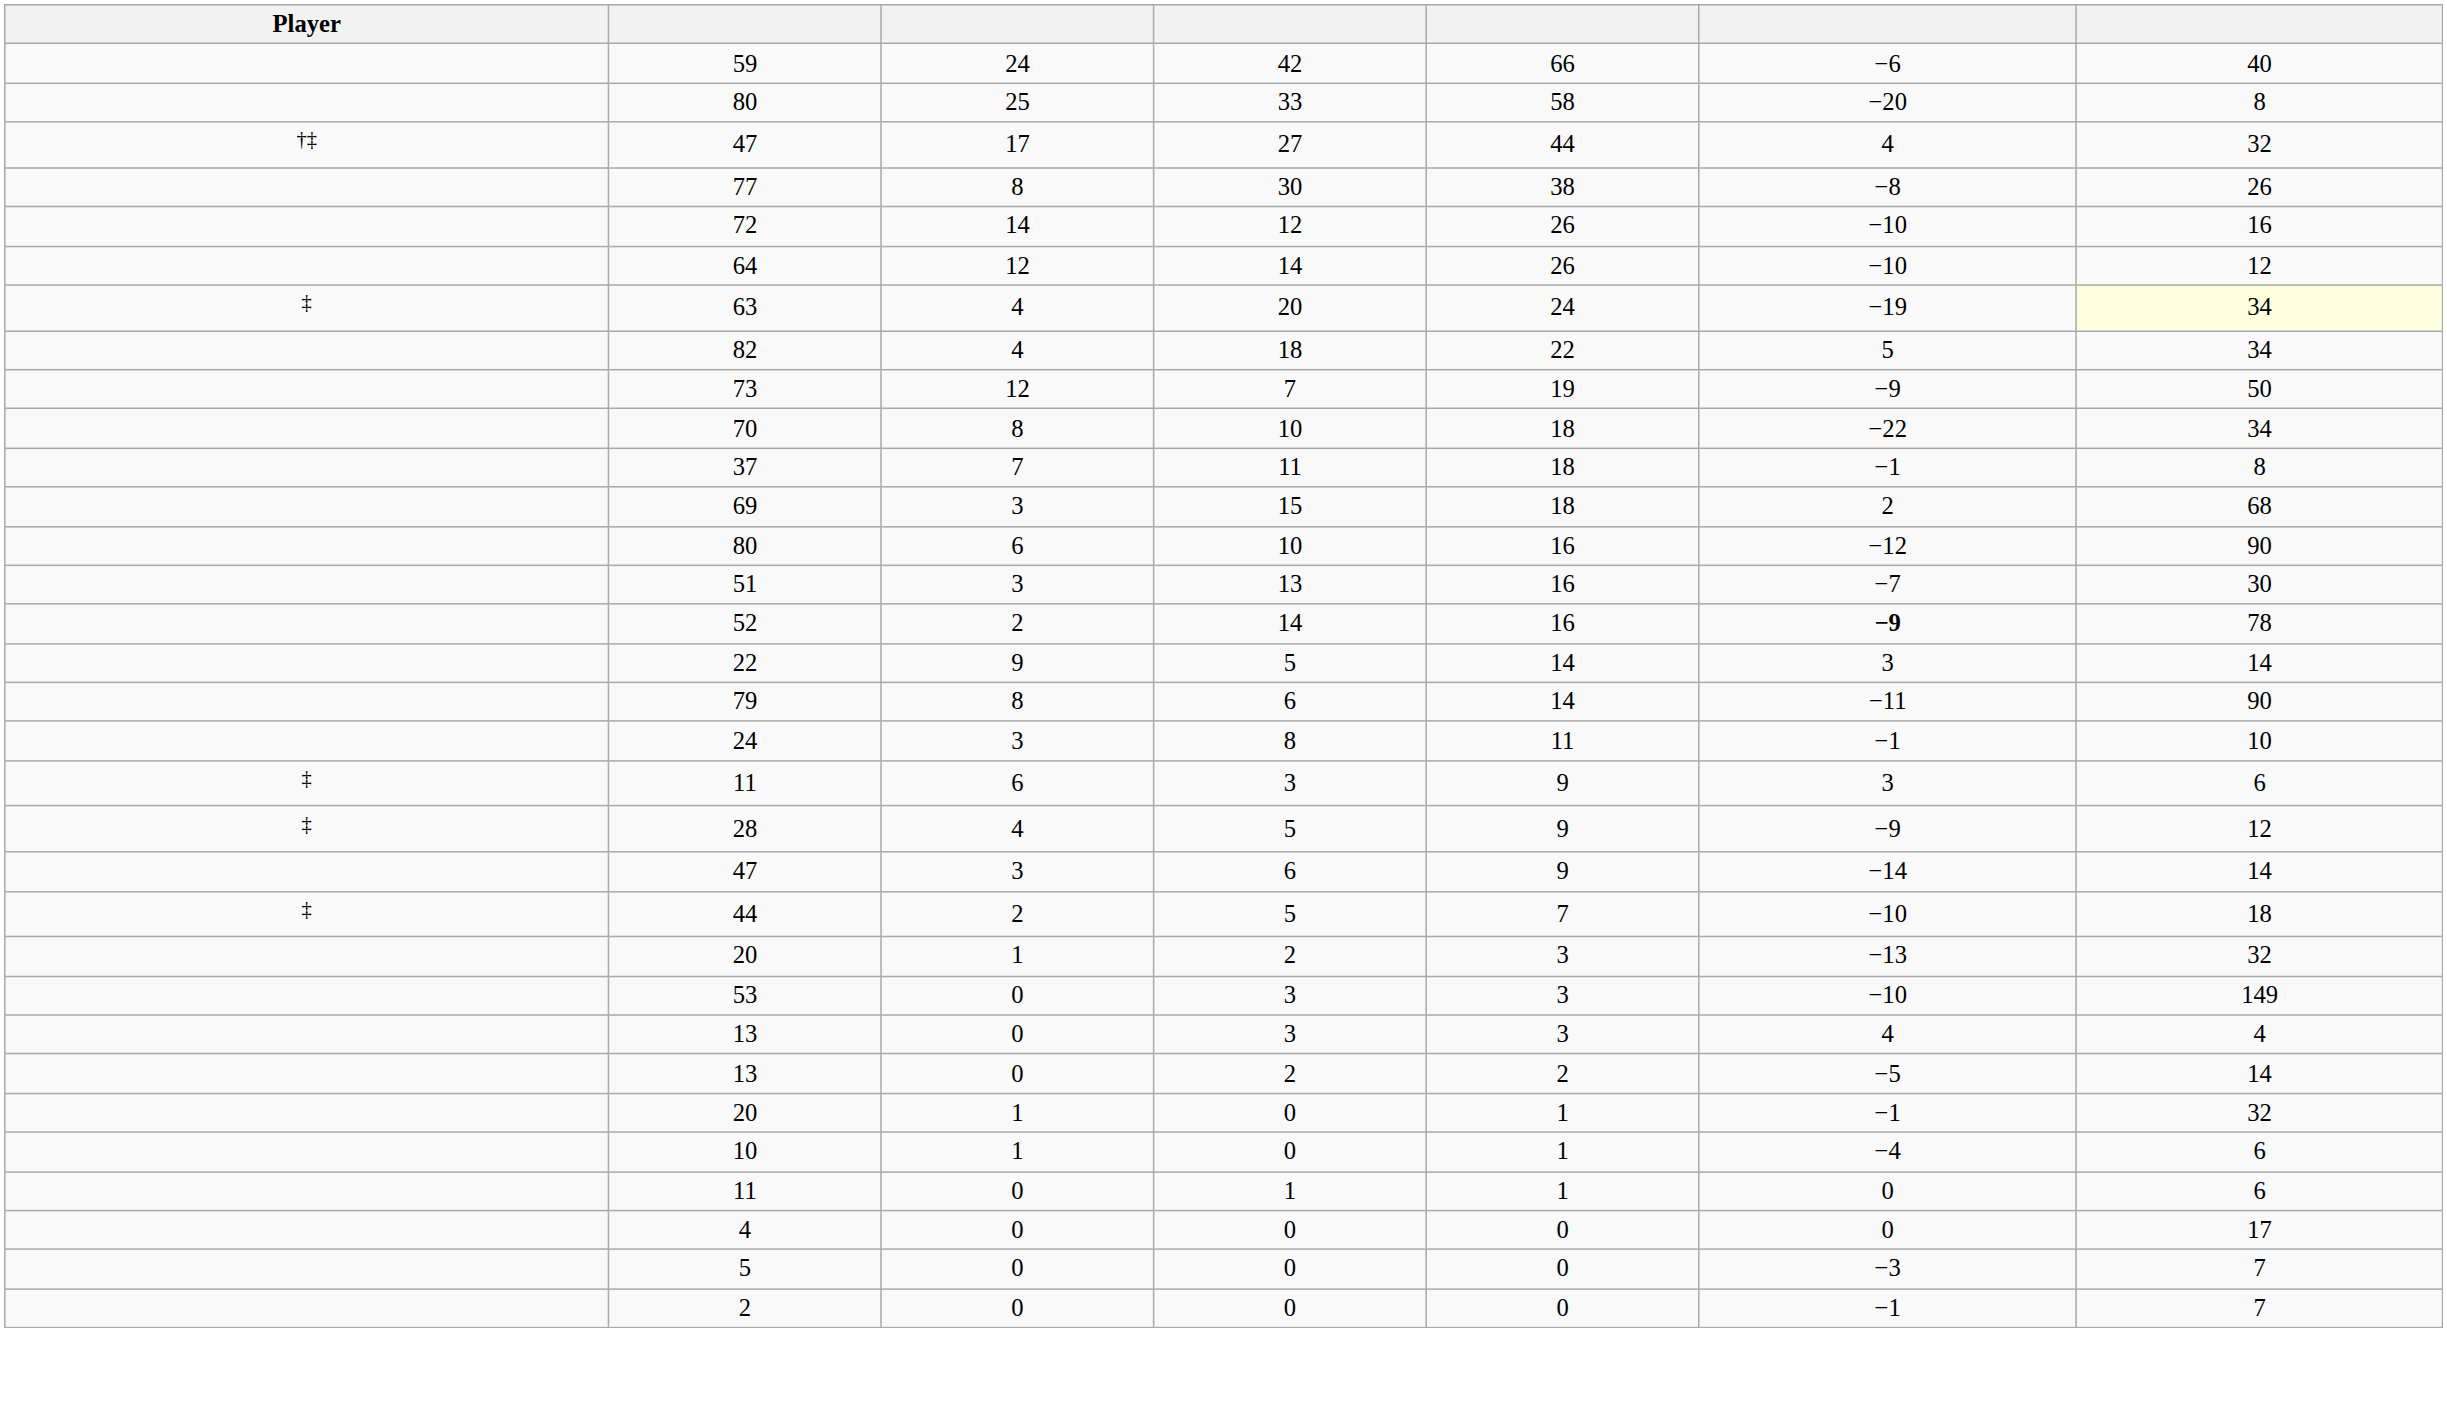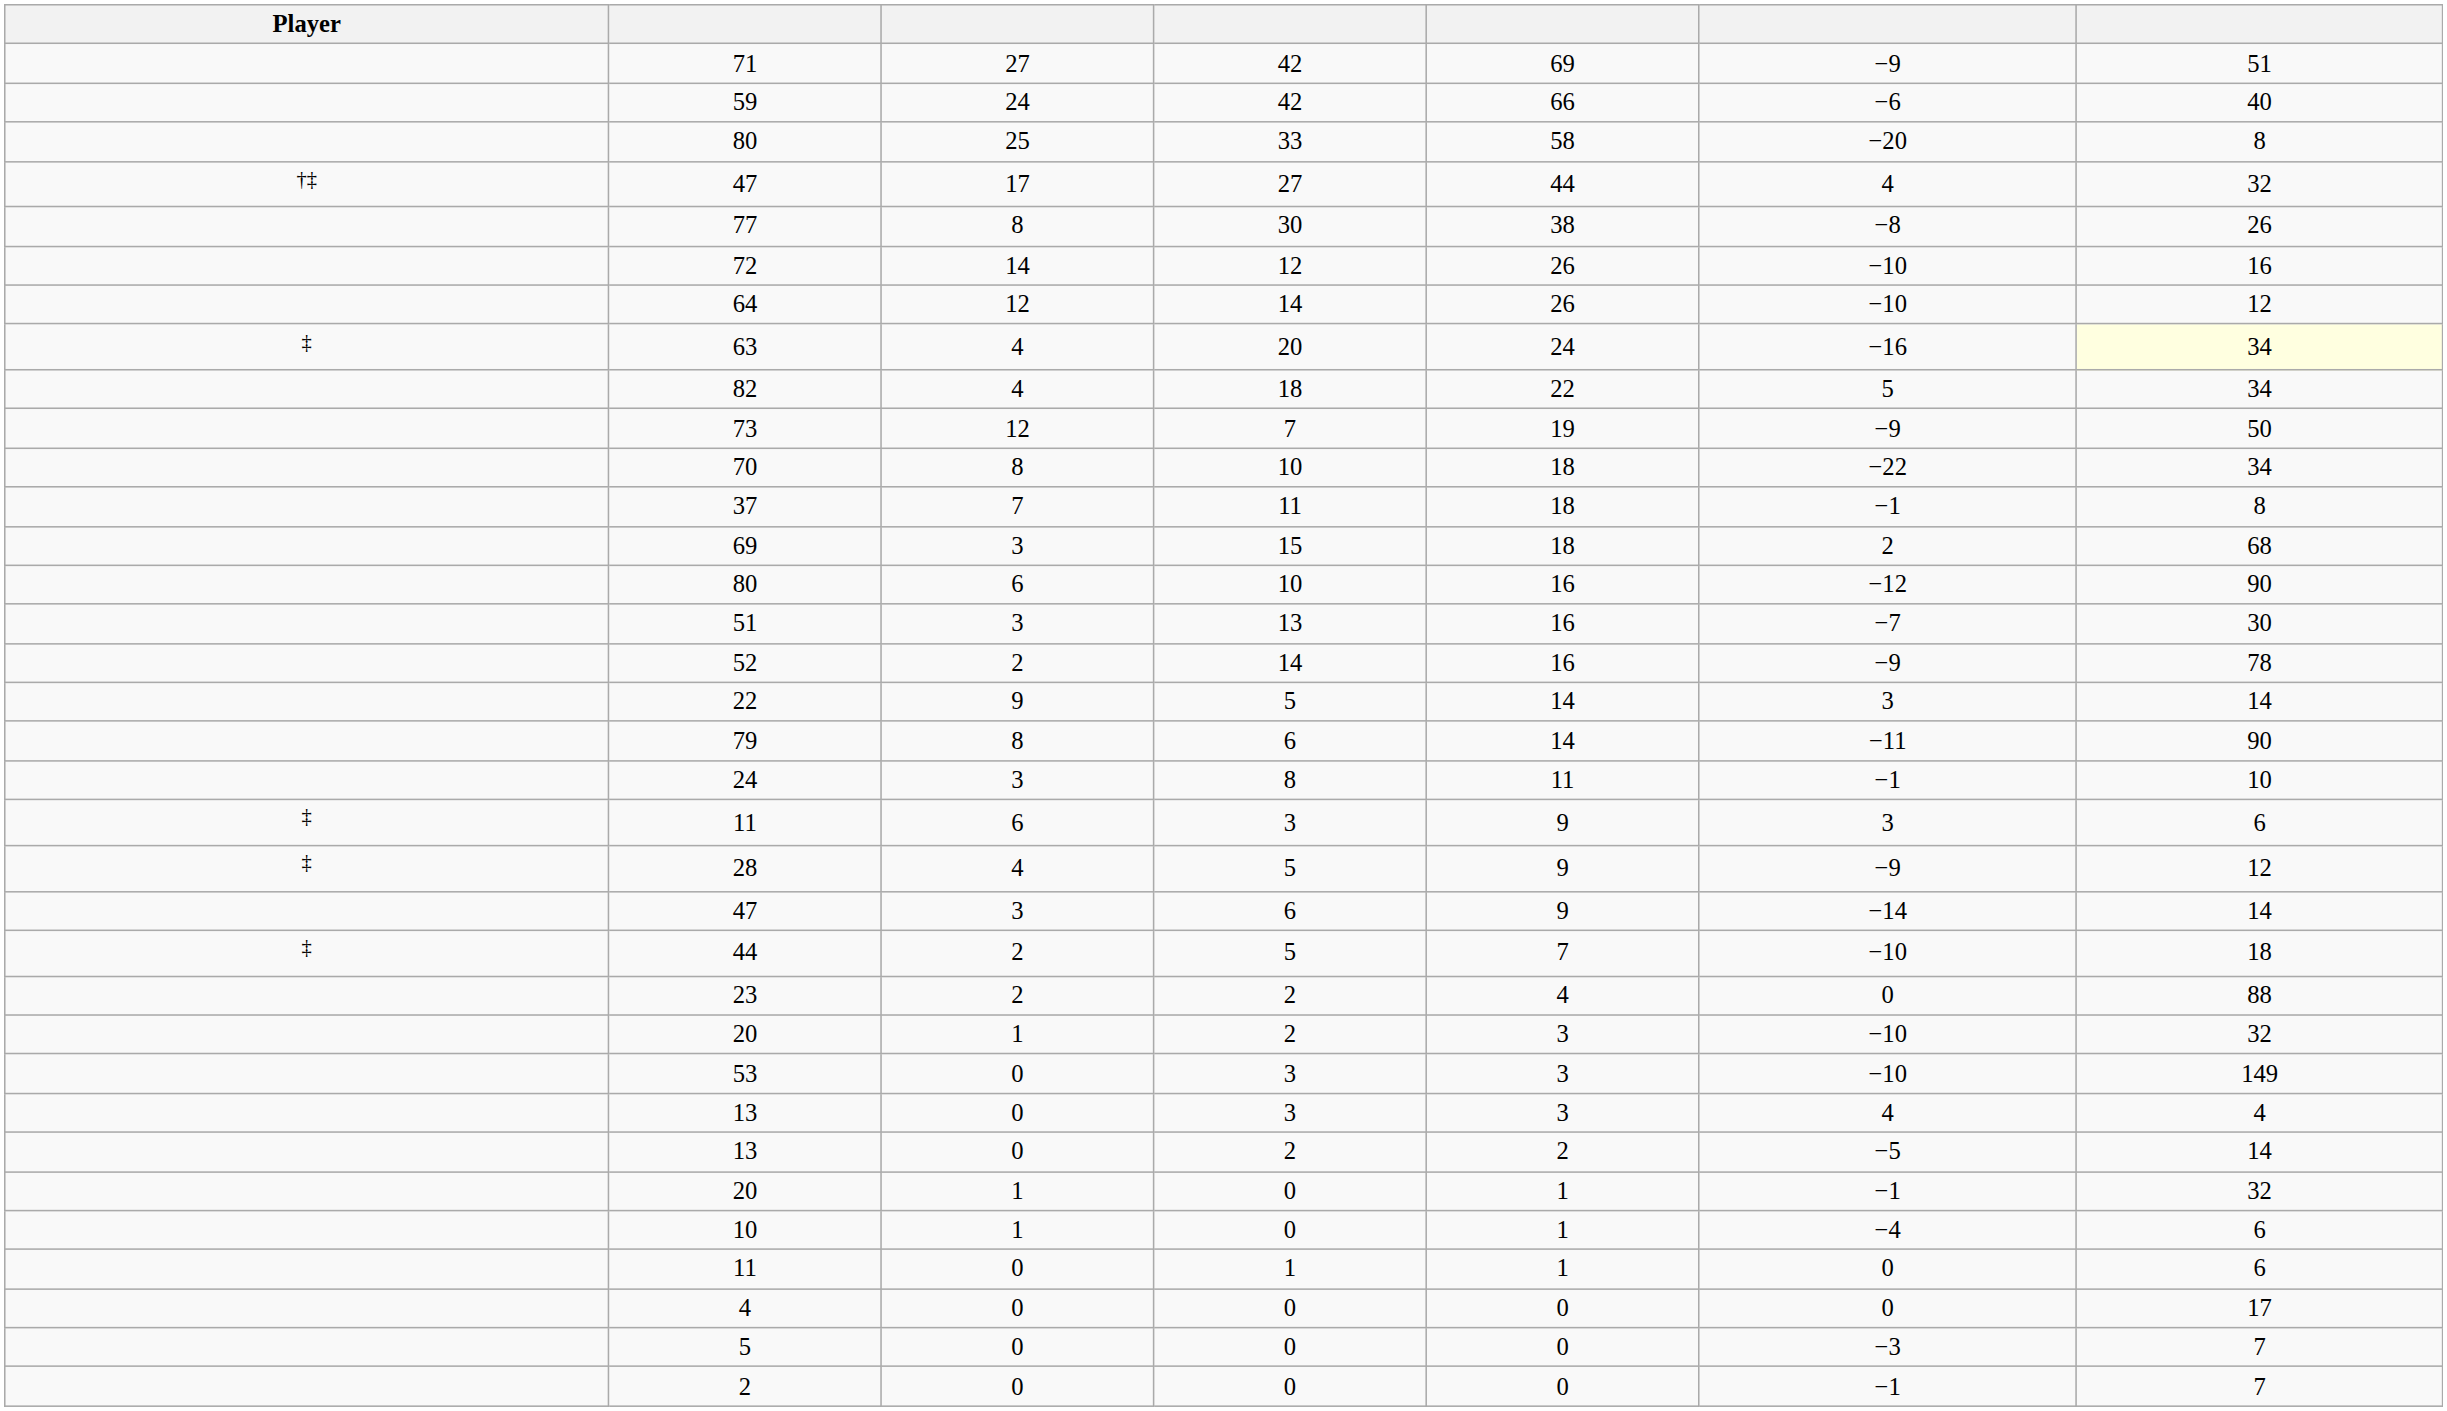+ row: (745, 63)
(1888, 307) −19 -> (1888, 346) −16
(1888, 623) bold -> (1888, 662) normal
+ row: (745, 995)
(1888, 956) −13 -> (1888, 1034) −10
